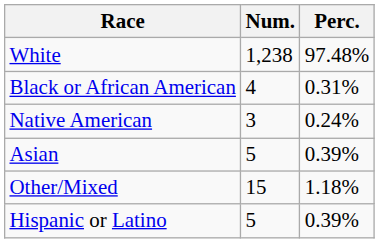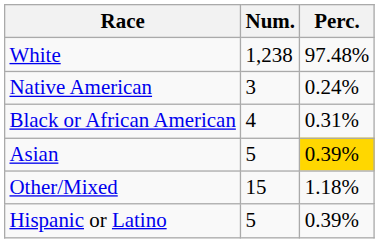rows swapped: (123, 87) <-> (81, 120)
(332, 154) no background -> (332, 154) gold background
